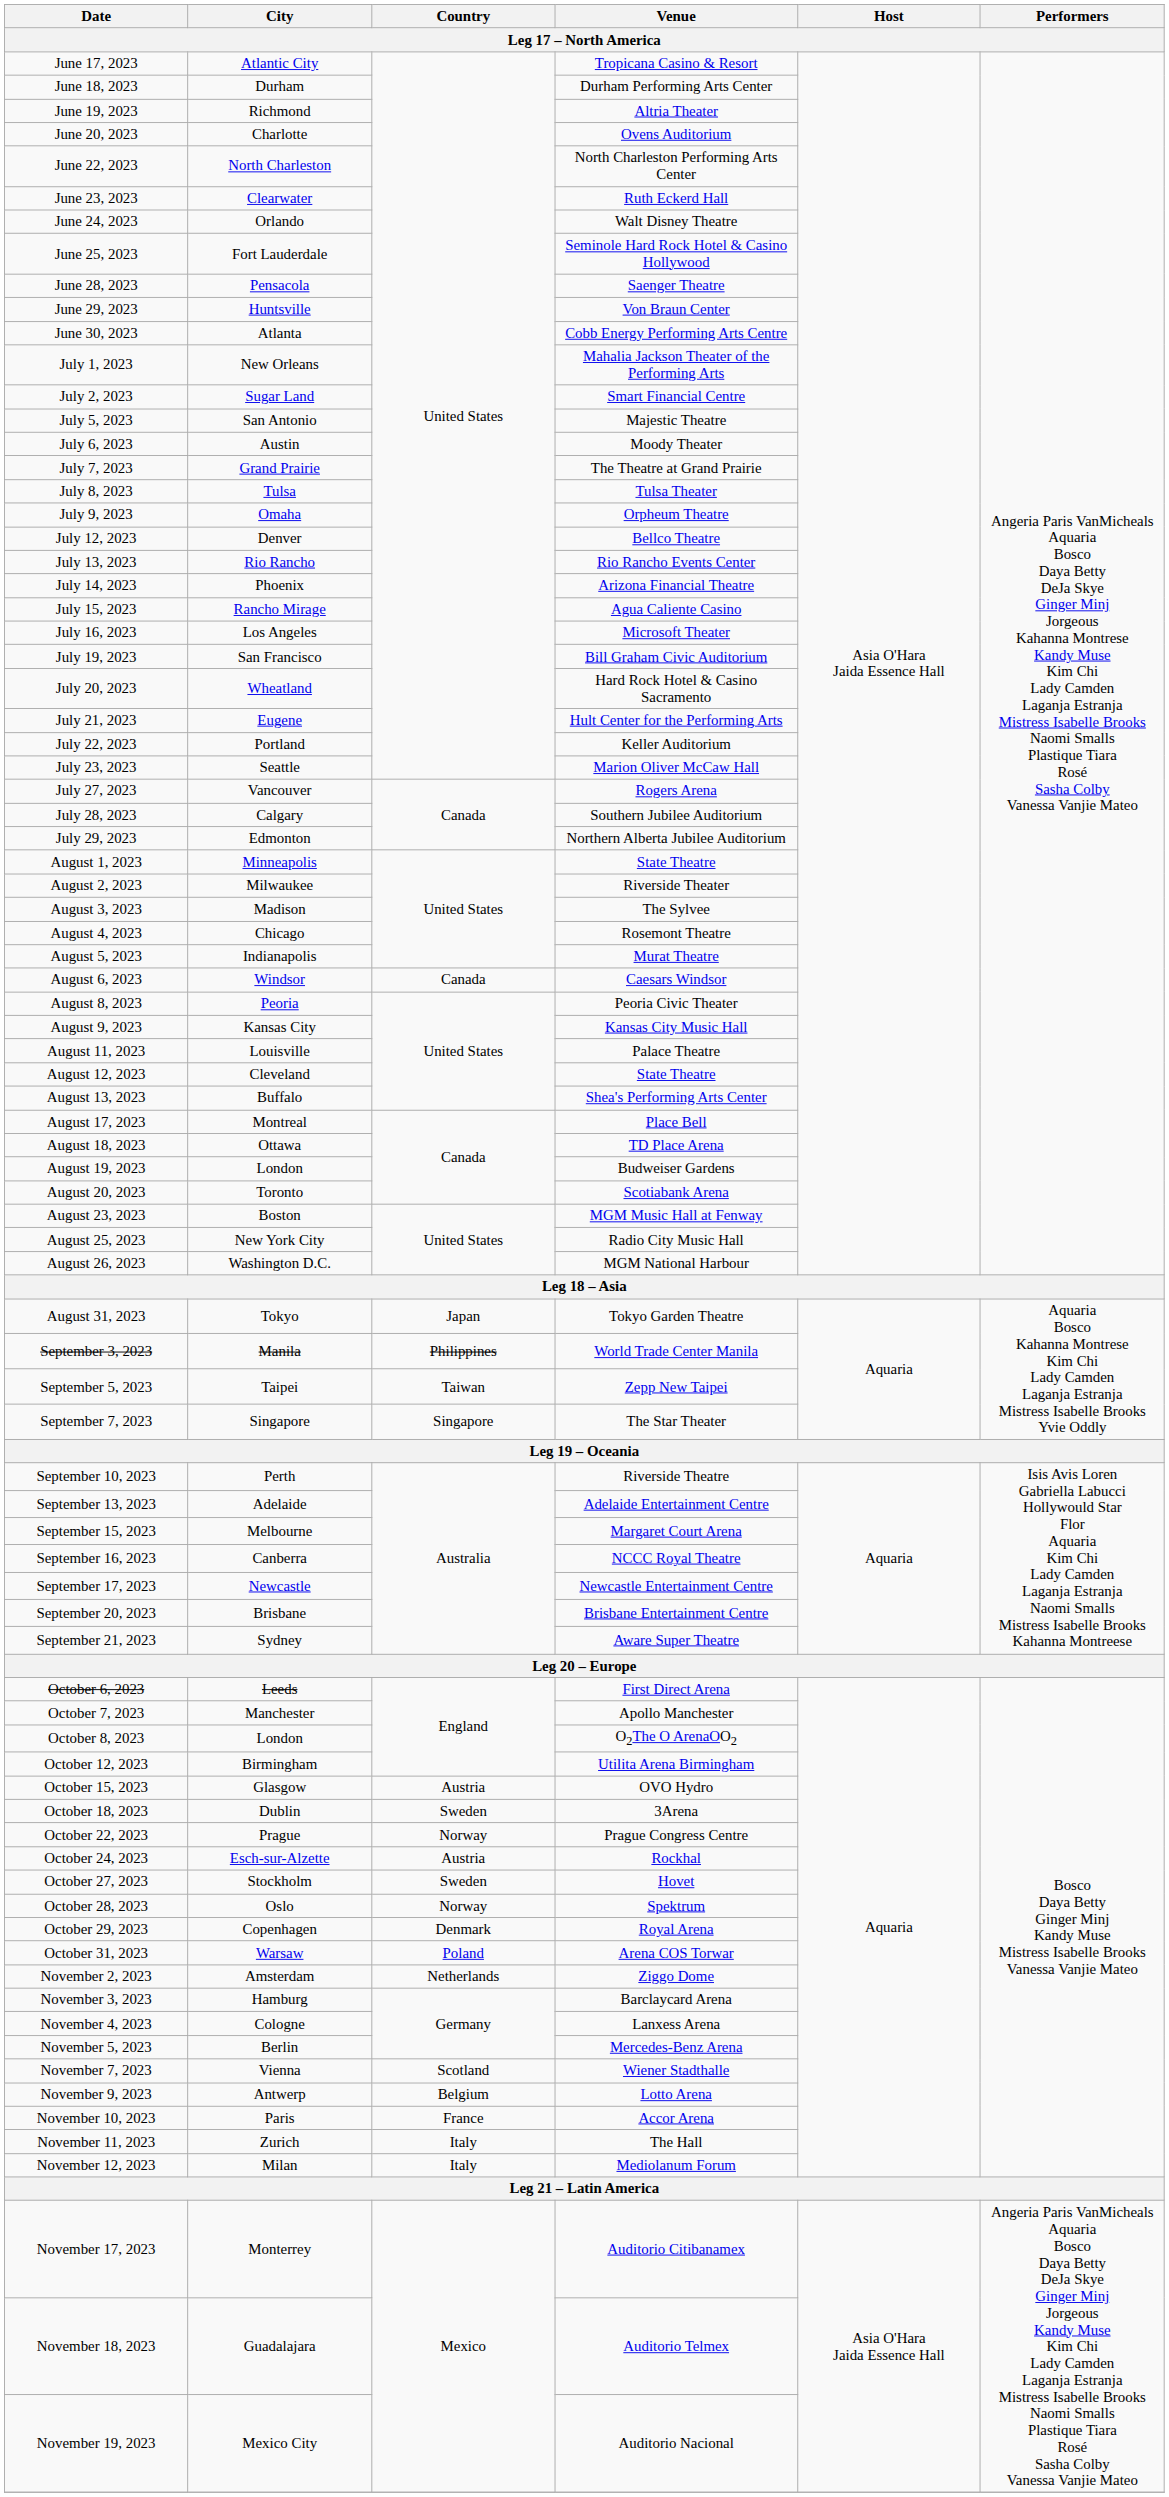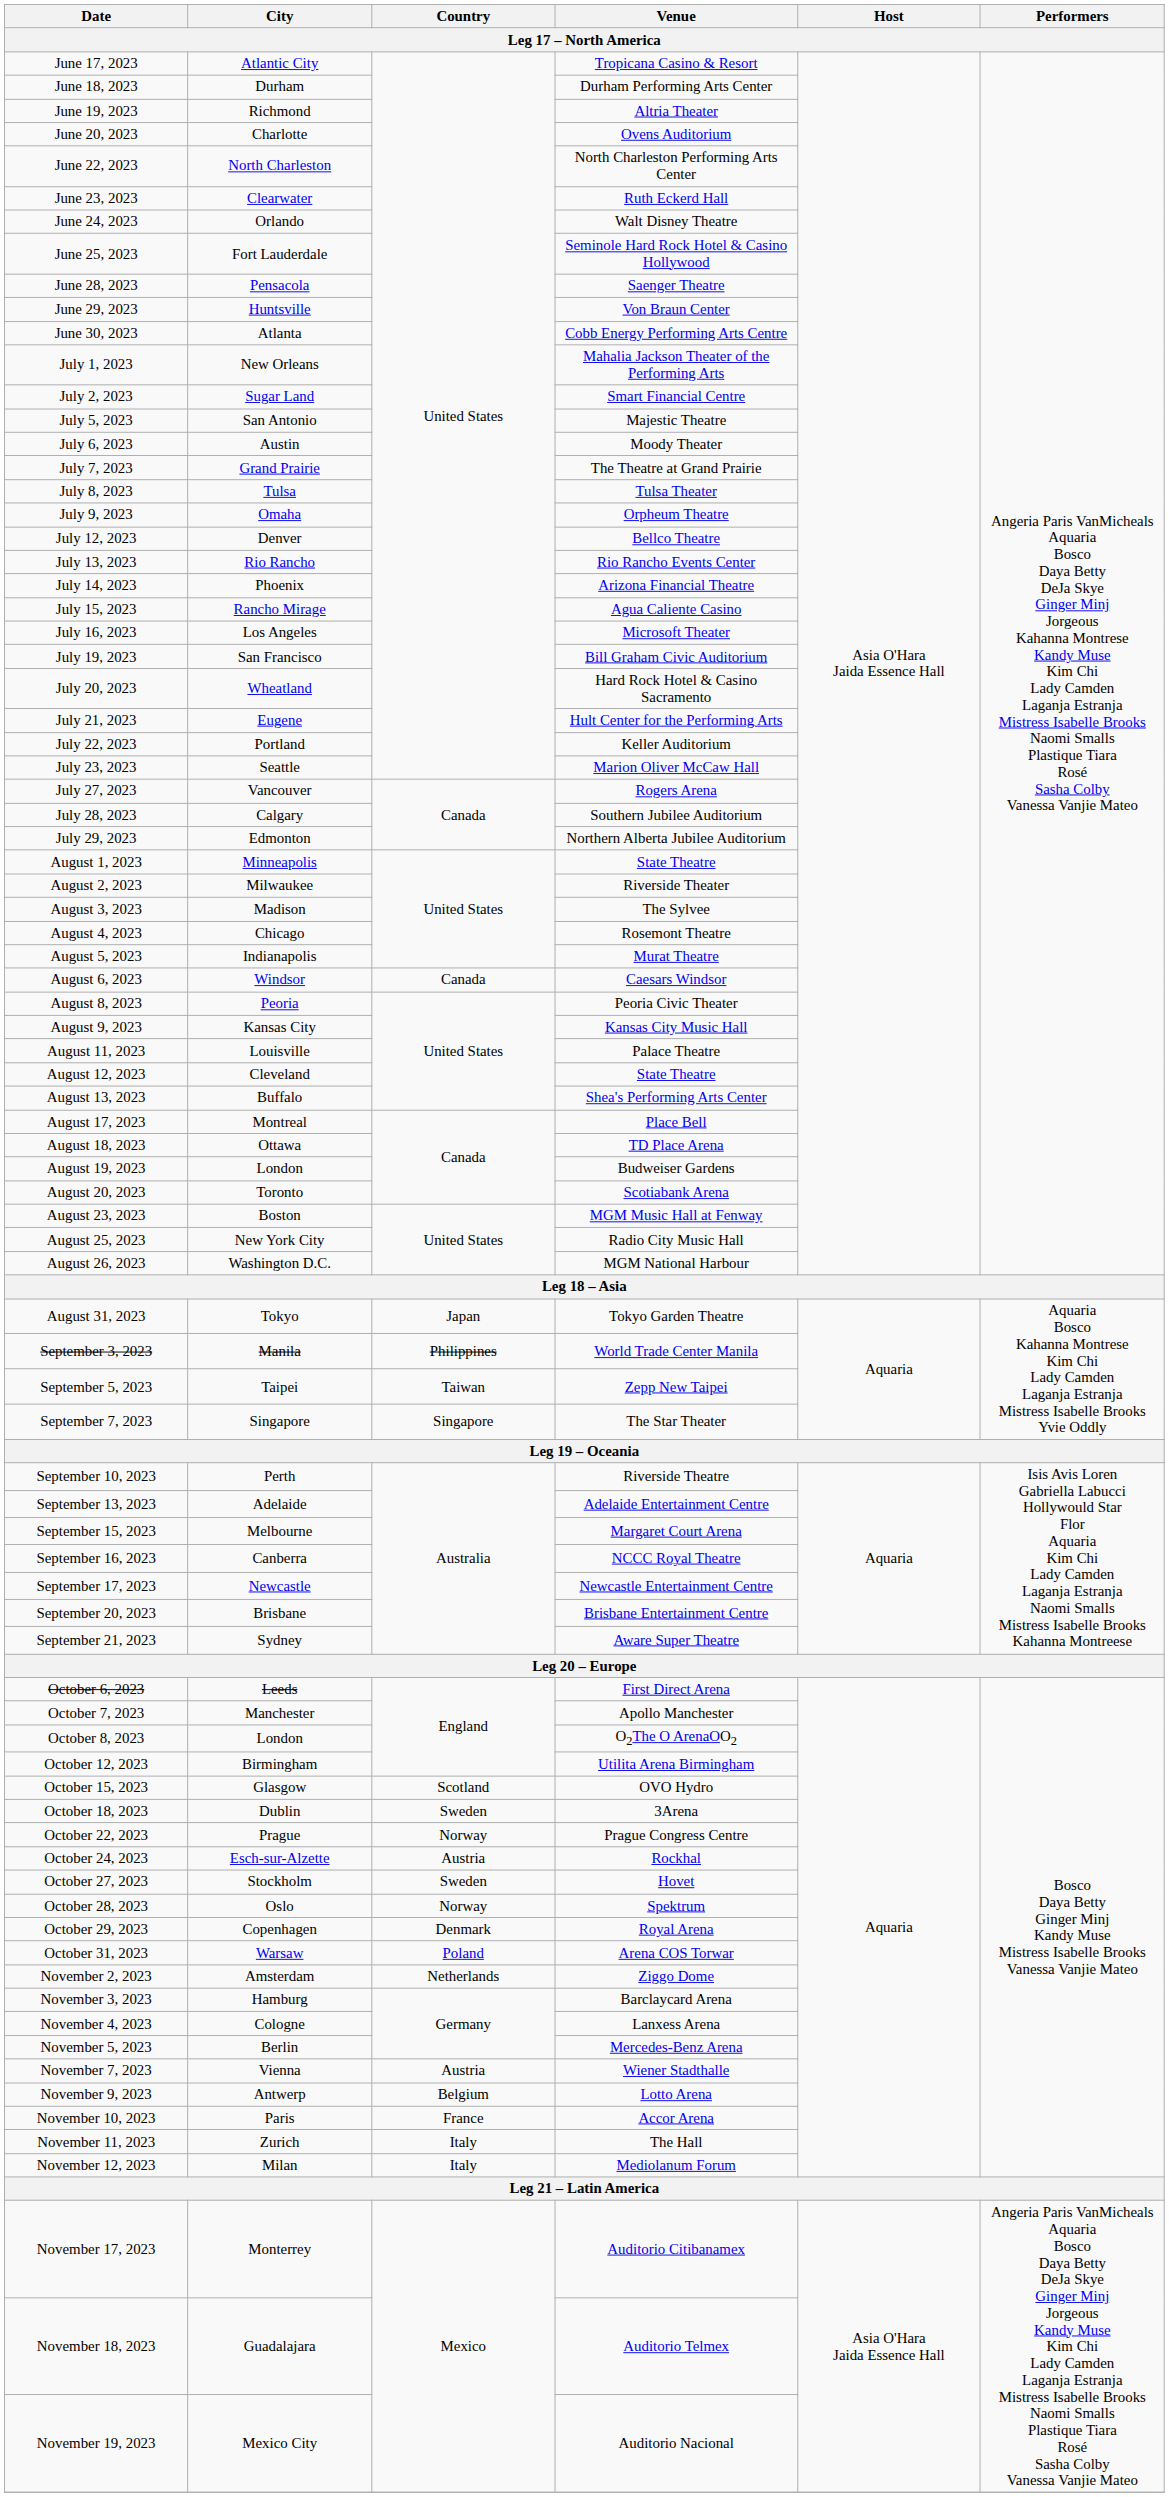(463, 1787) Austria -> (463, 1787) Scotland
(463, 2070) Scotland -> (463, 2070) Austria
